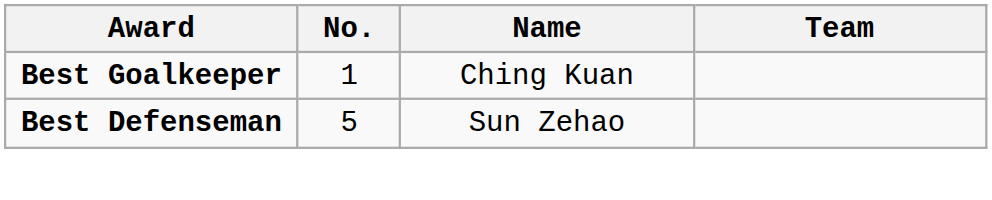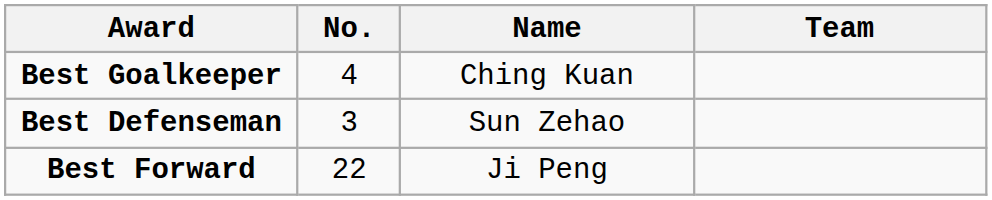(349, 76) 1 -> (349, 76) 4
(349, 123) 5 -> (349, 123) 3
+ row: (151, 170)
